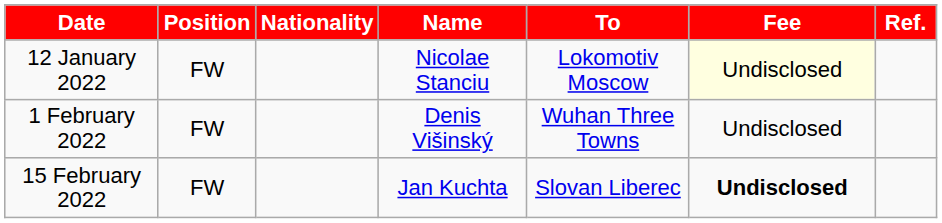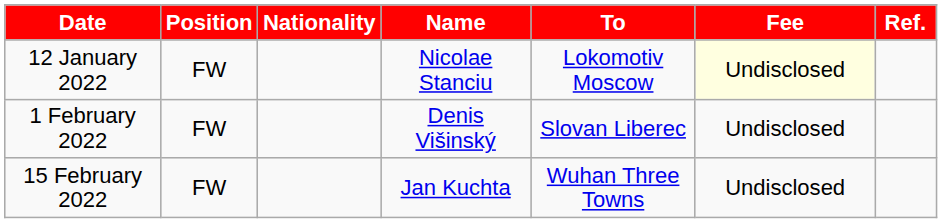(608, 129) Wuhan Three Towns -> (613, 129) Slovan Liberec
(608, 188) Slovan Liberec -> (613, 188) Wuhan Three Towns
(782, 188) bold -> (785, 188) normal
